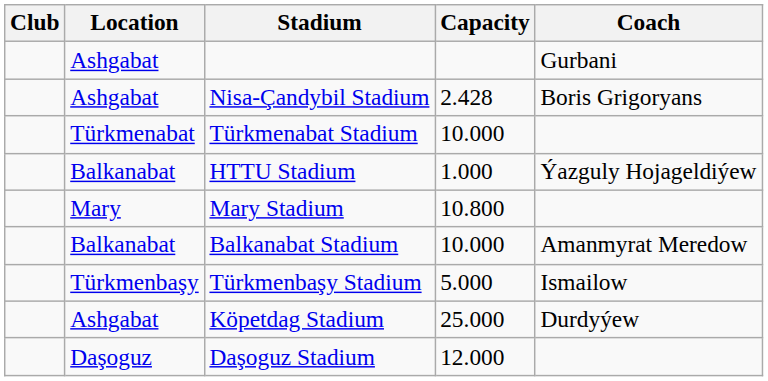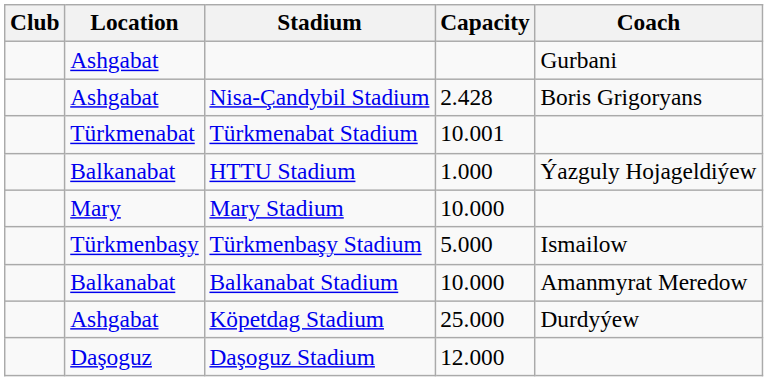(472, 134) 10.000 -> (472, 134) 10.001
(472, 208) 10.800 -> (472, 208) 10.000
rows swapped: (304, 245) <-> (316, 282)
